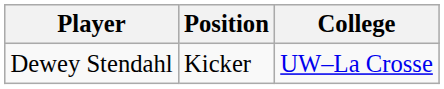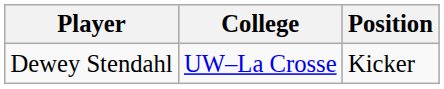columns swapped: (226, 24) <-> (357, 24)
